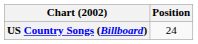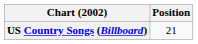(171, 30) 24 -> (171, 30) 21
